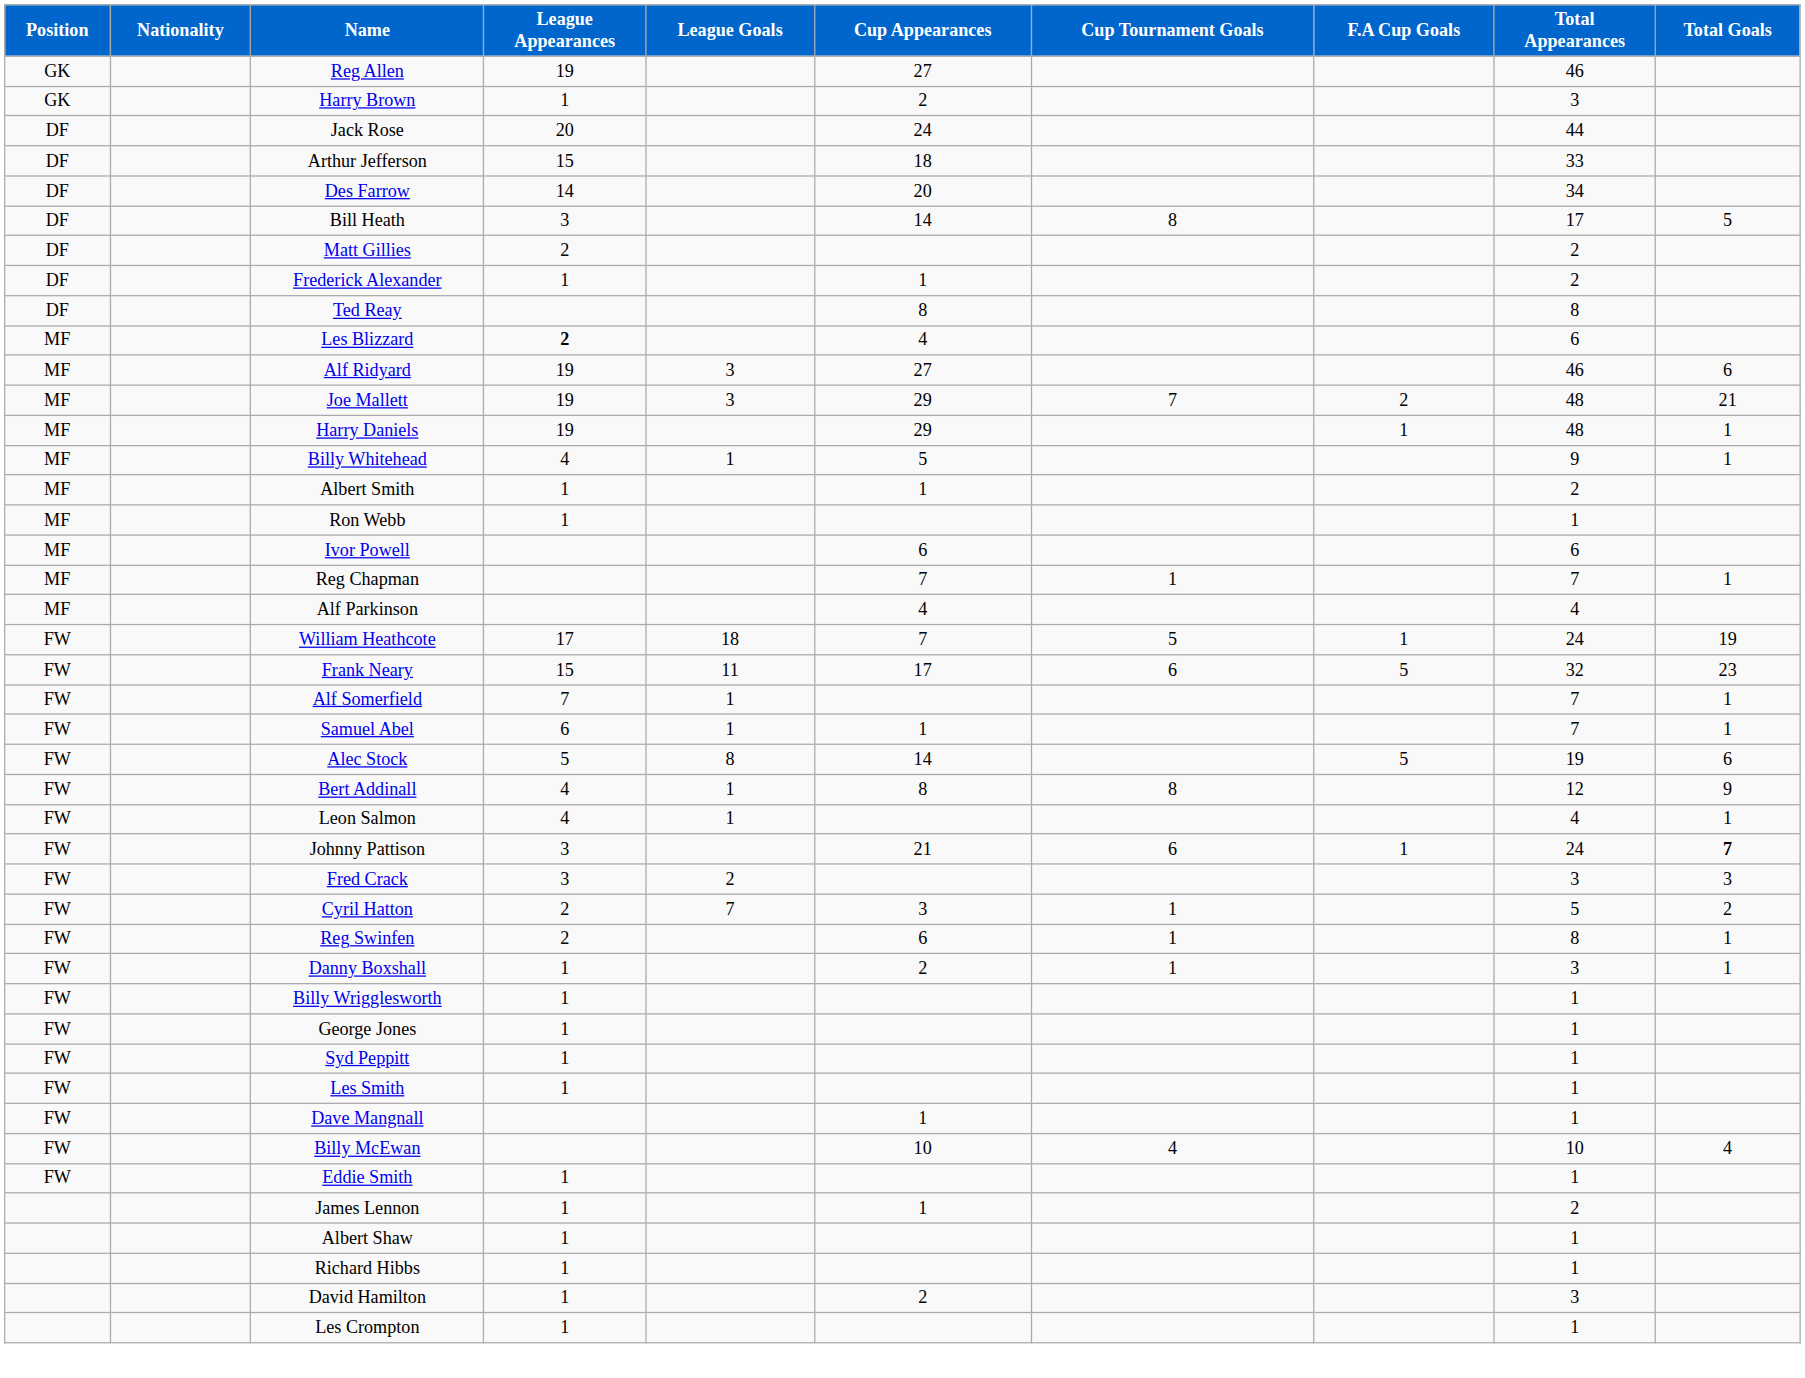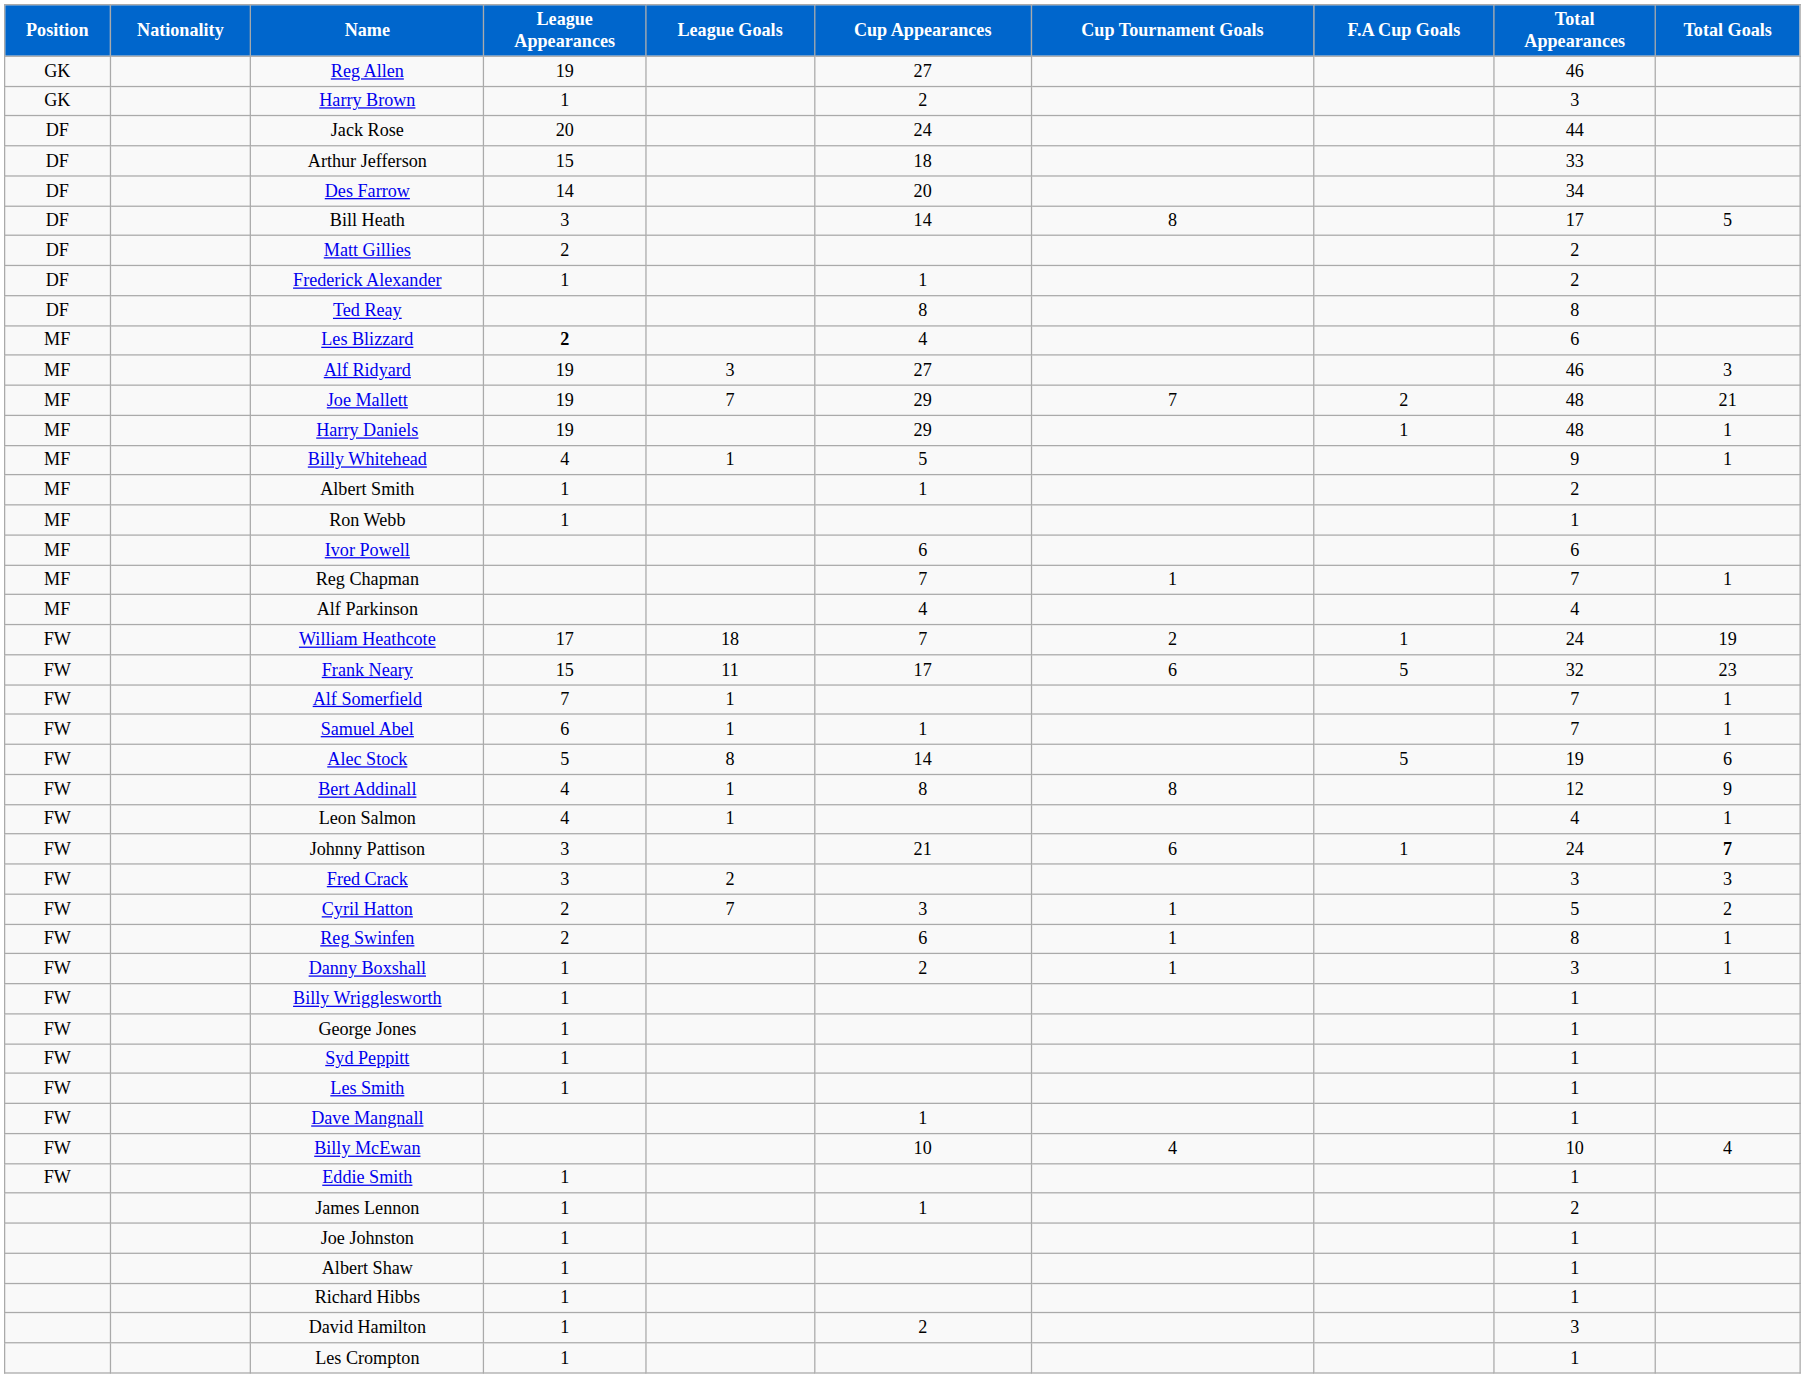(1728, 370) 6 -> (1728, 370) 3
(730, 400) 3 -> (730, 400) 7
(1172, 639) 5 -> (1172, 639) 2
+ row: (367, 1238)
